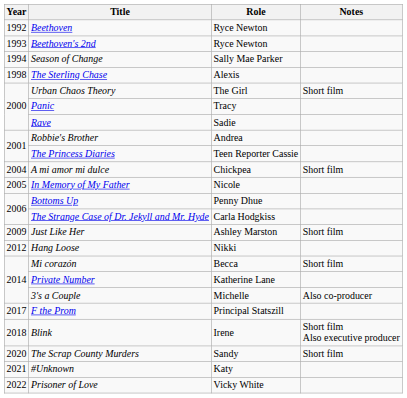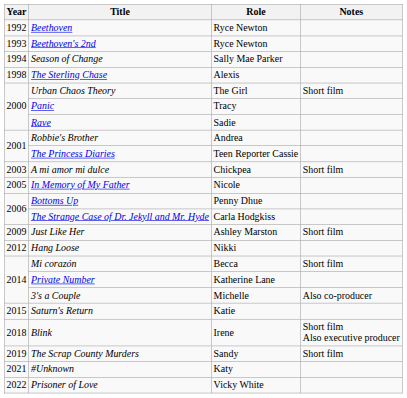(17, 169) 2004 -> (17, 169) 2003
+ row: (62, 311)
- row: (53, 311)
(17, 353) 2020 -> (17, 353) 2019
